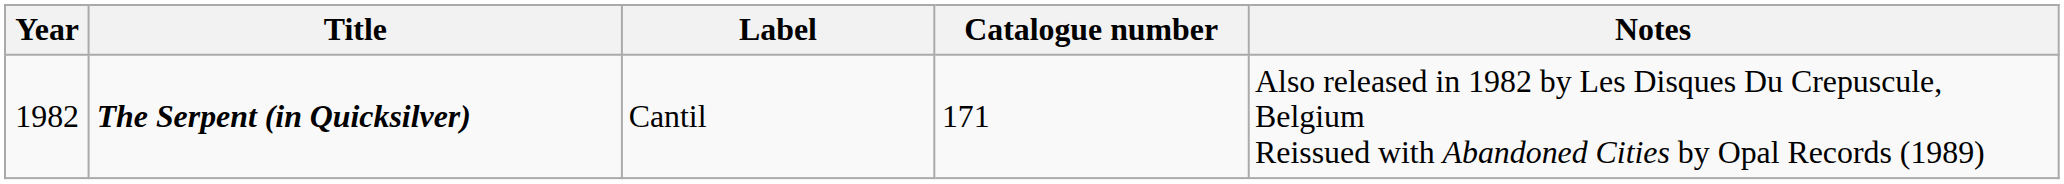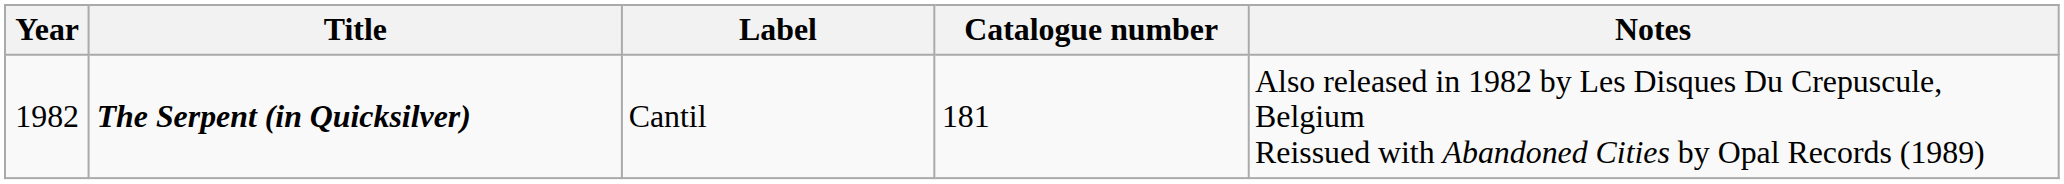(966, 116) 171 -> (966, 116) 181
